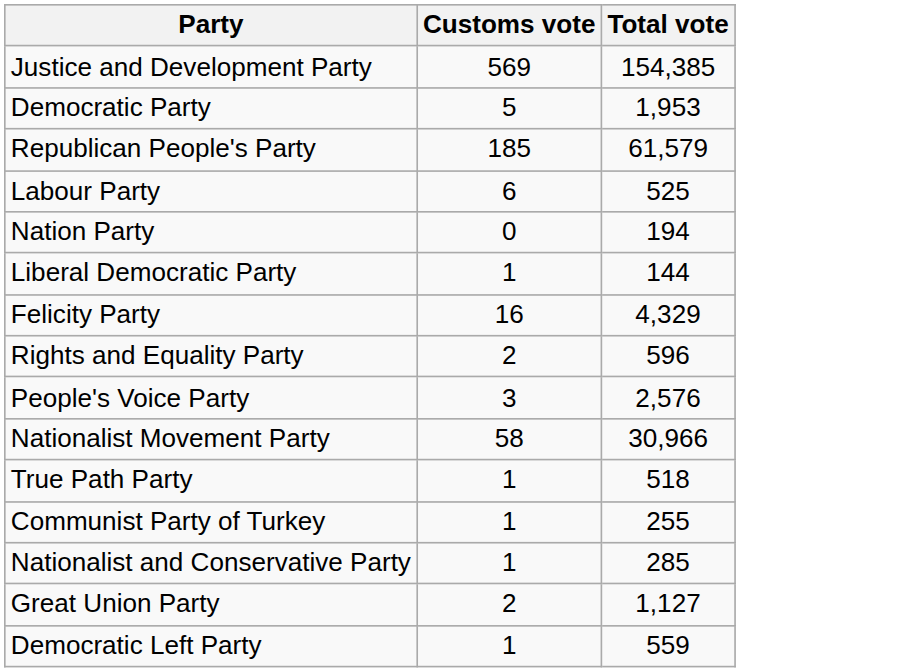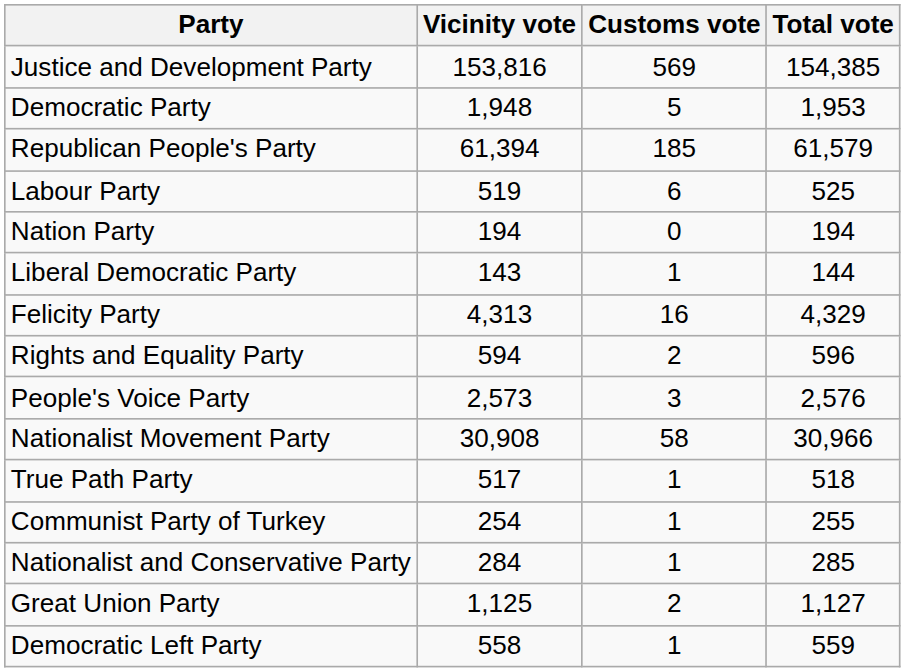+ column: (500, 25)
